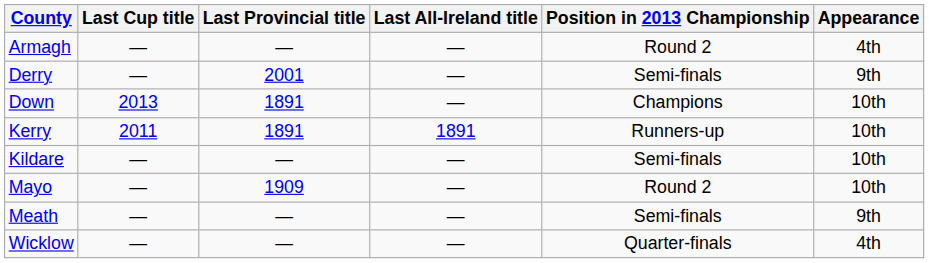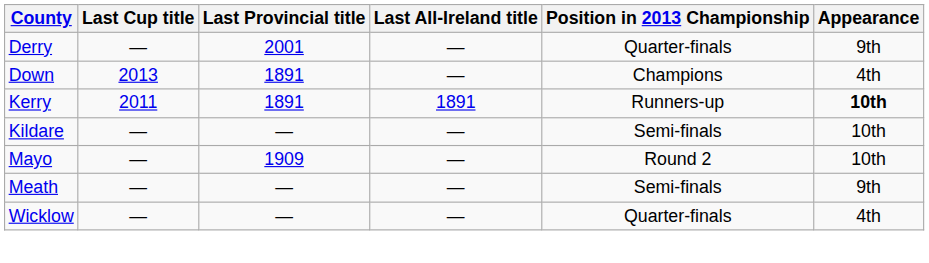- row: (40, 46)
(678, 74) Semi-finals -> (678, 46) Quarter-finals
(869, 103) 10th -> (869, 74) 4th
(869, 131) normal -> (869, 103) bold
